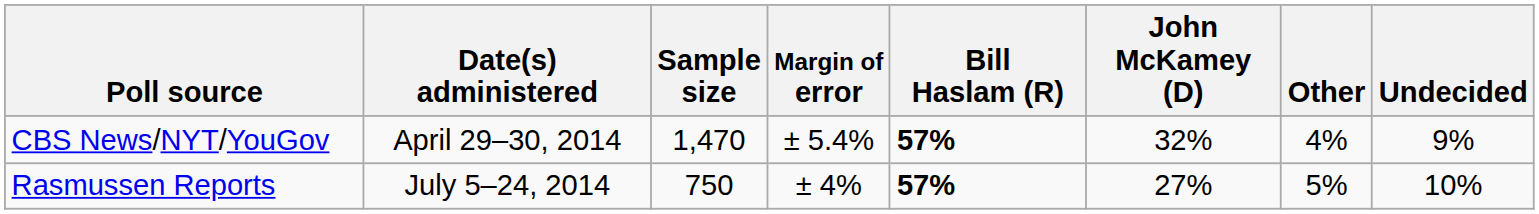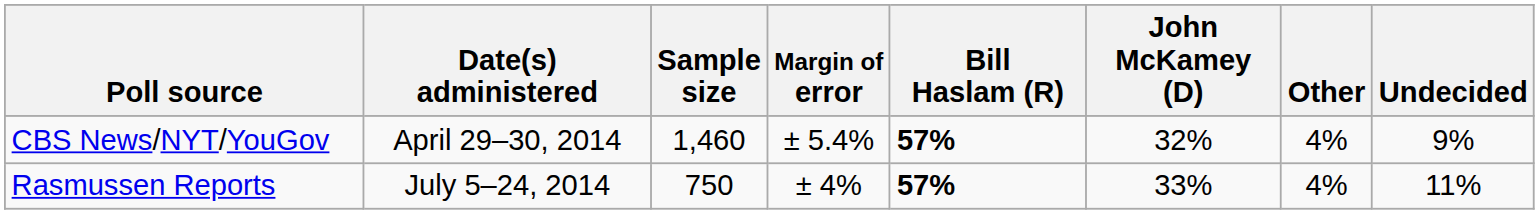(709, 139) 1,470 -> (709, 139) 1,460
(1183, 185) 27% -> (1183, 185) 33%
(1327, 185) 5% -> (1327, 185) 4%
(1453, 185) 10% -> (1453, 185) 11%
